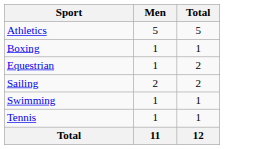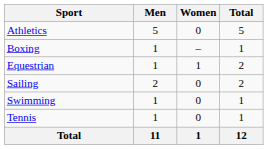+ column: (198, 13)
